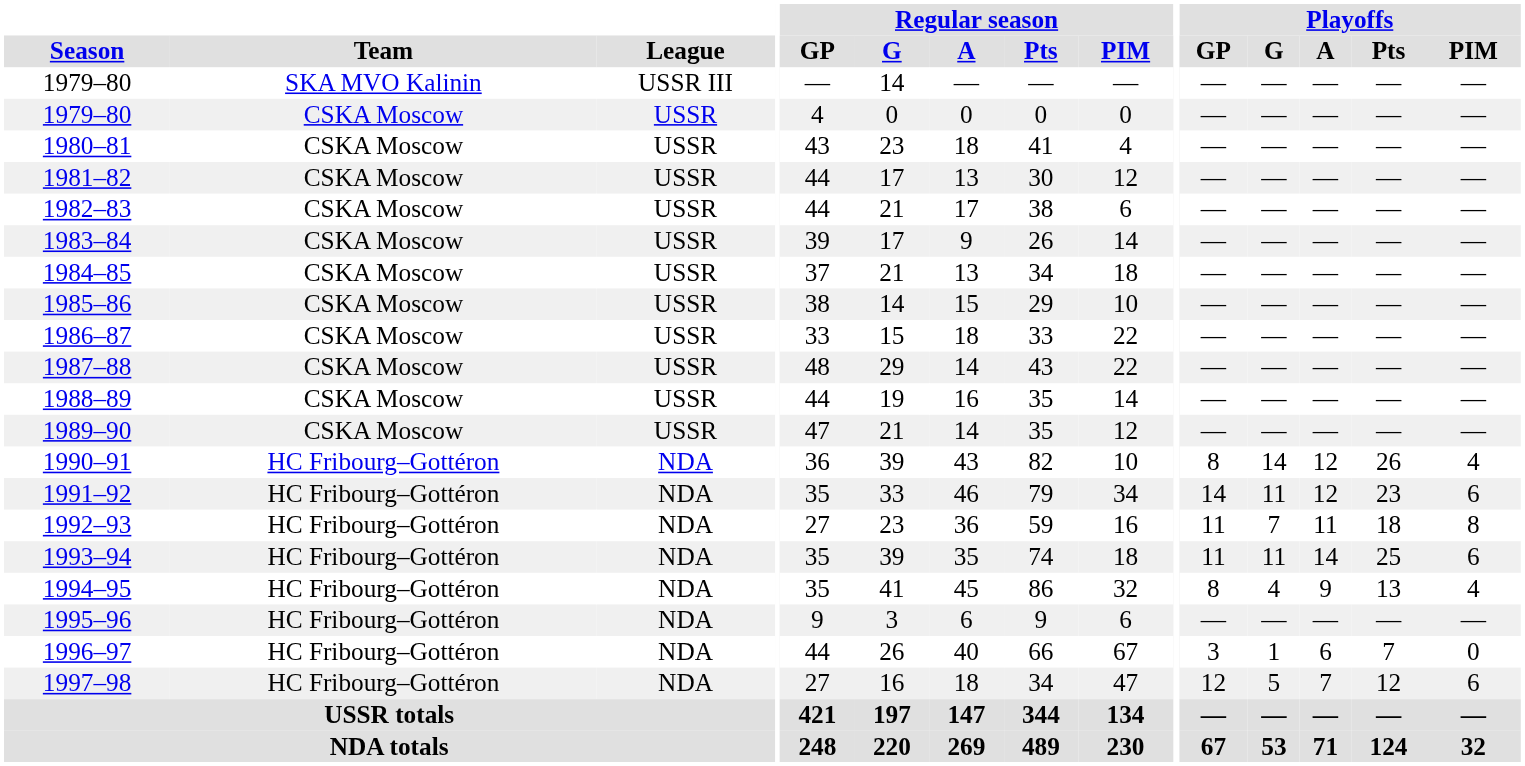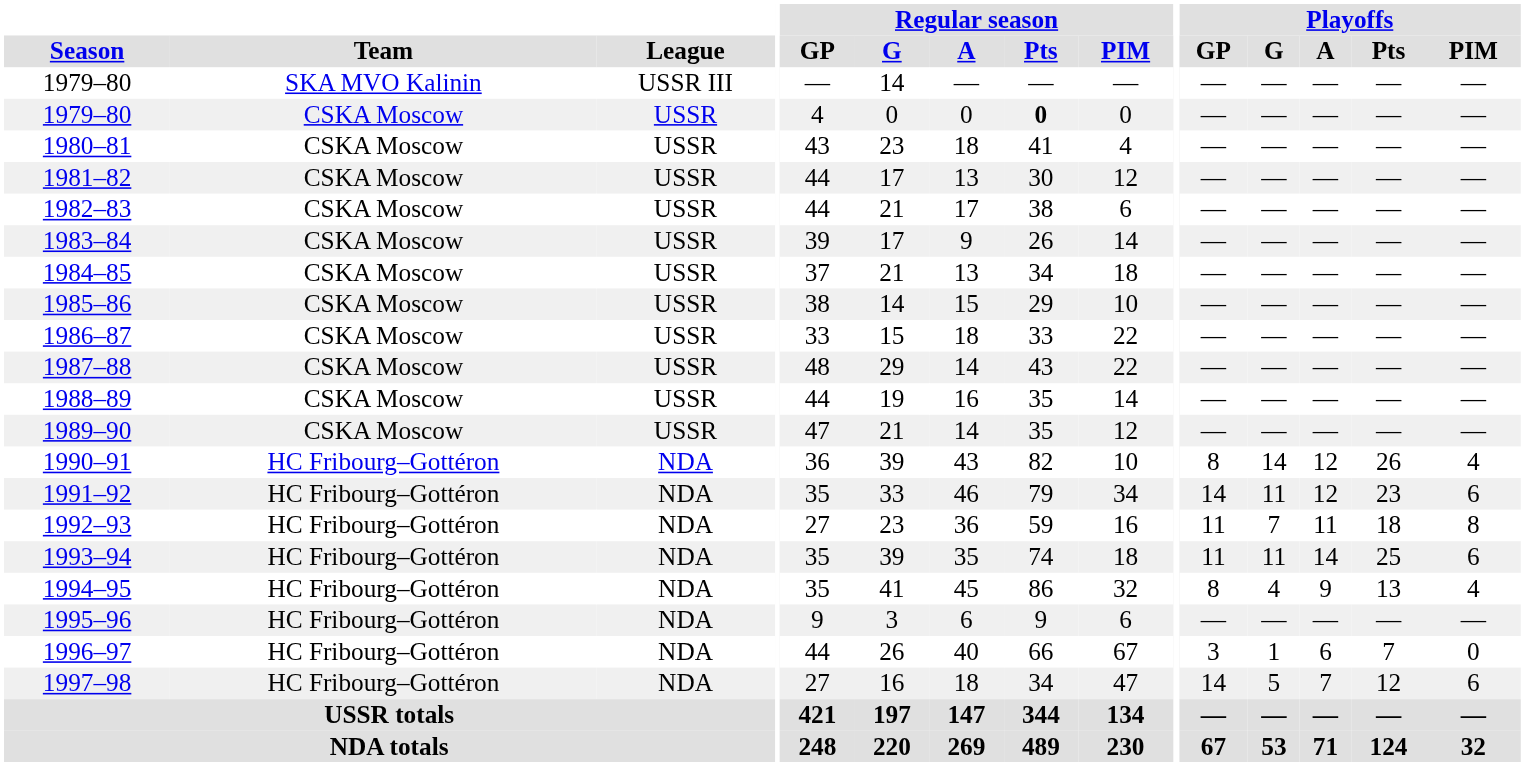(1041, 114) normal -> (1041, 114) bold
(1213, 683) 12 -> (1213, 683) 14
